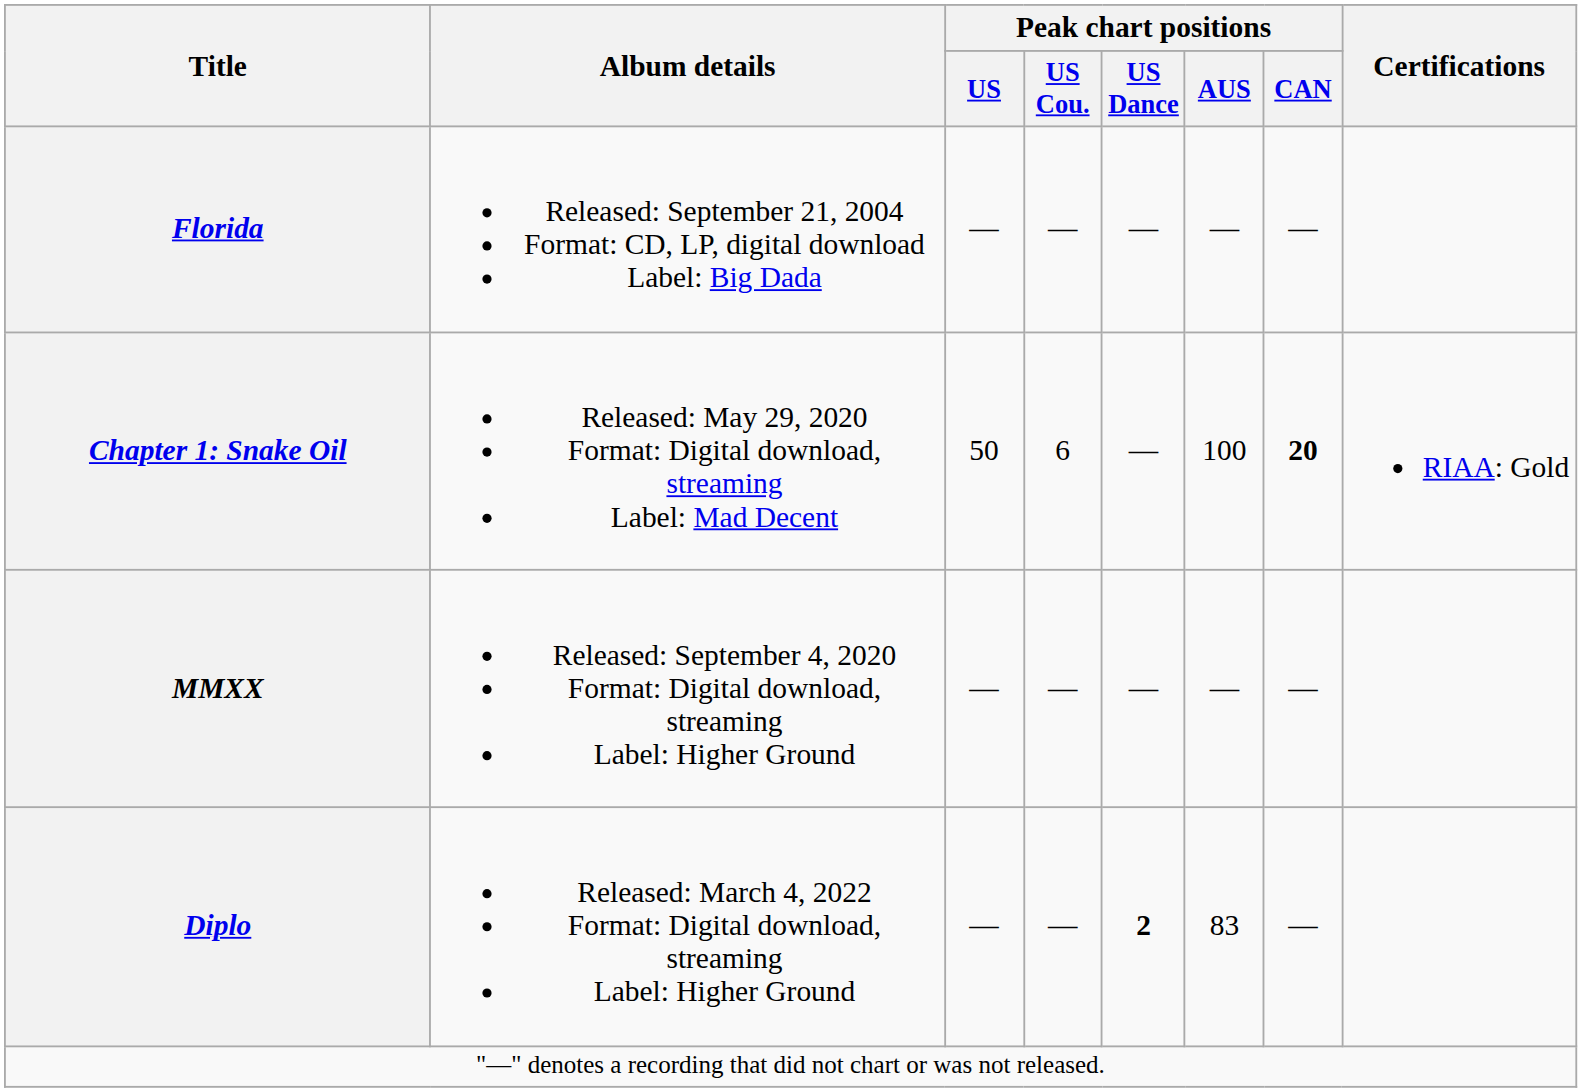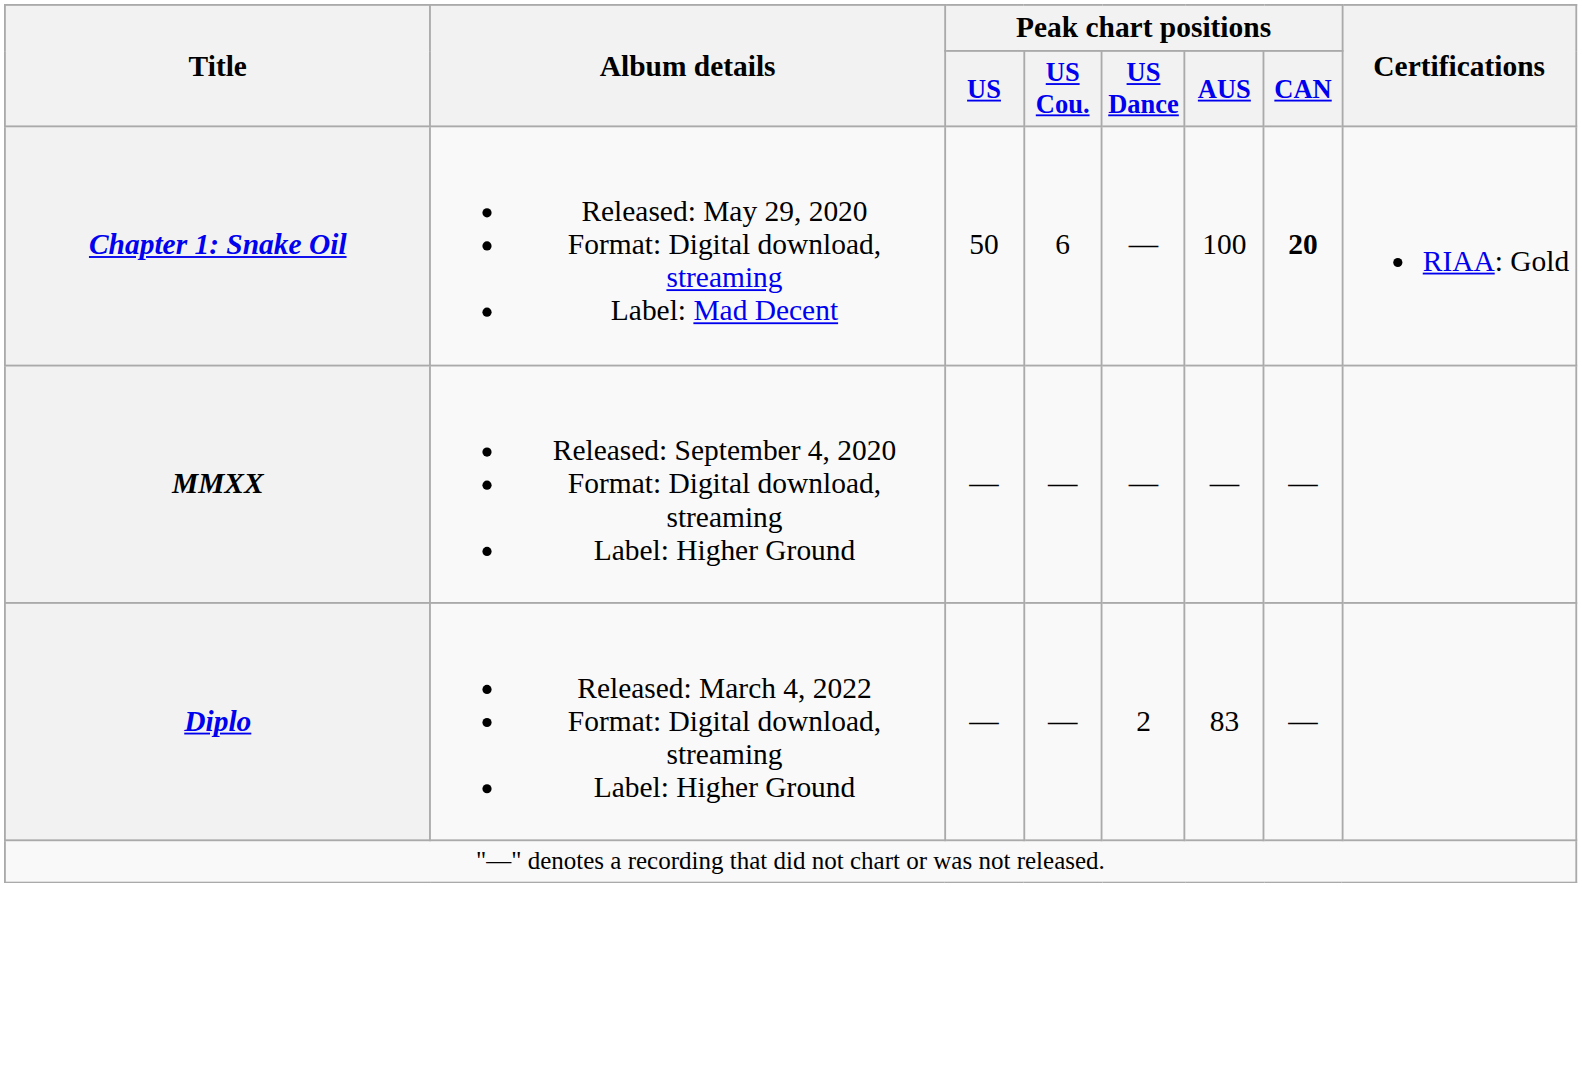- row: (218, 228)
(1144, 926) bold -> (1144, 721) normal
